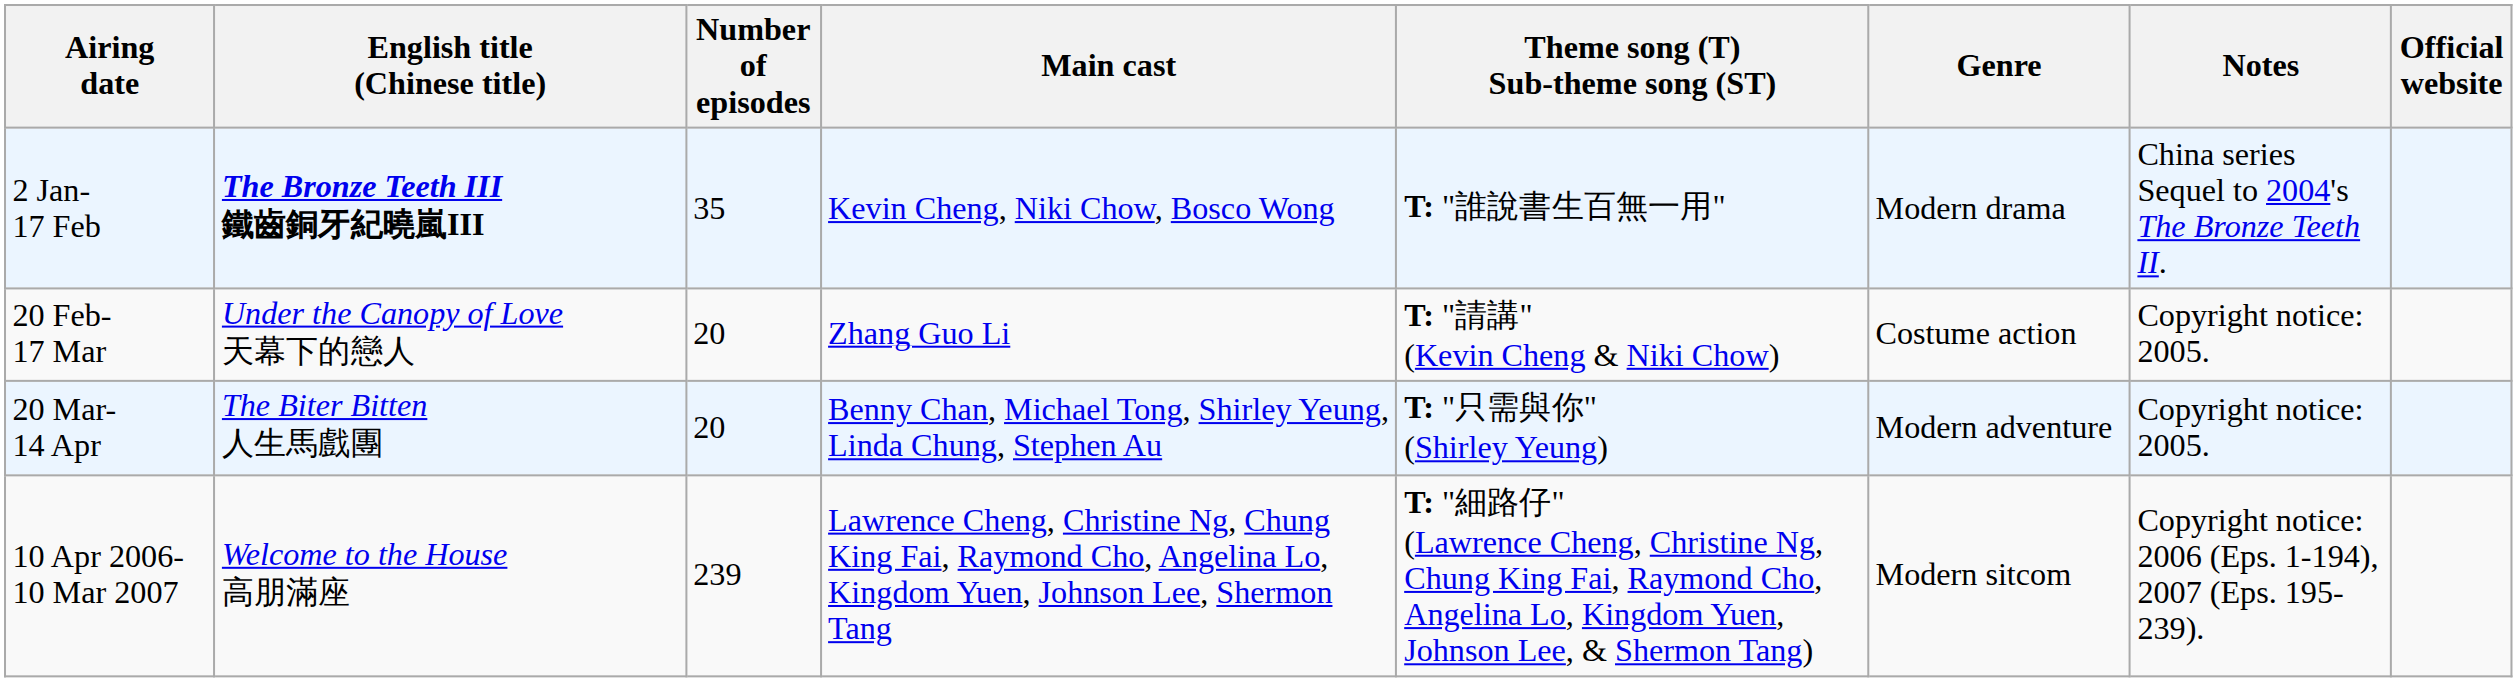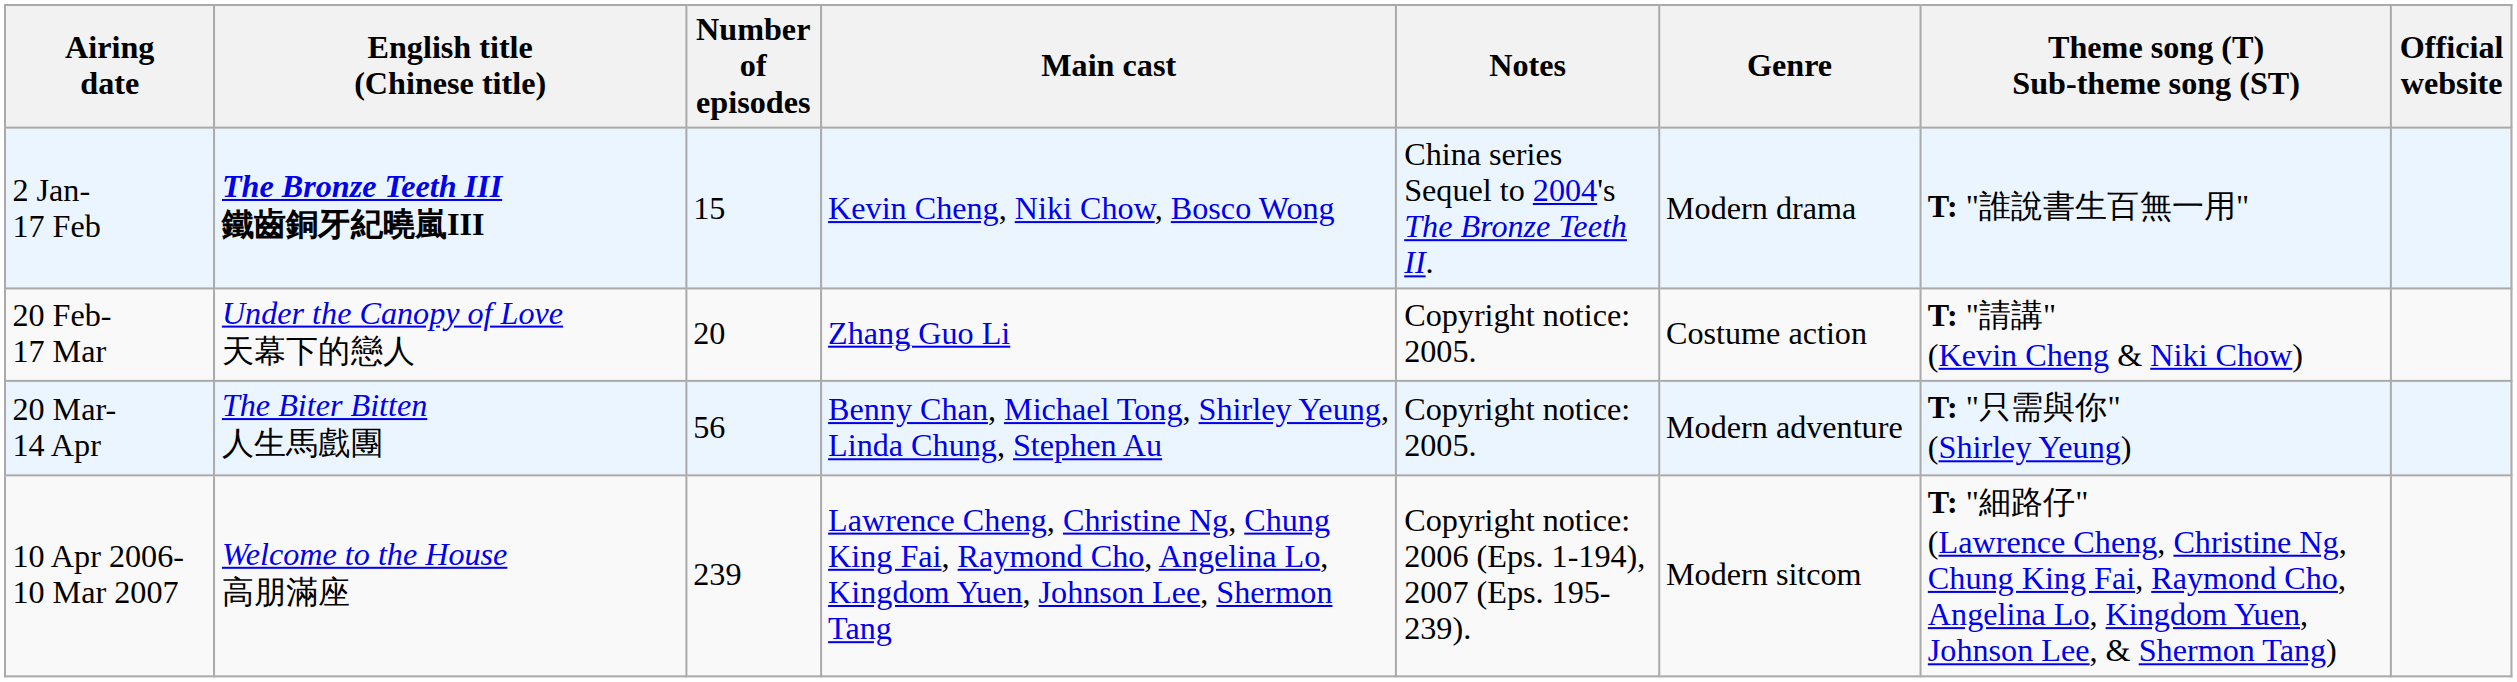columns swapped: (1632, 66) <-> (2261, 66)
(709, 207) 35 -> (709, 207) 15
(709, 427) 20 -> (709, 427) 56
